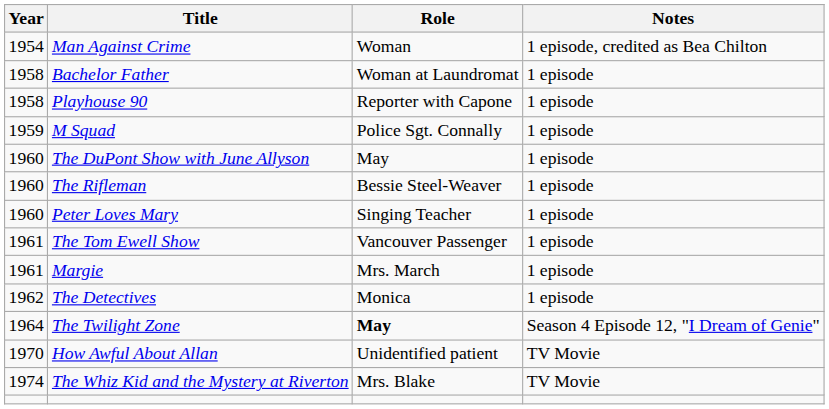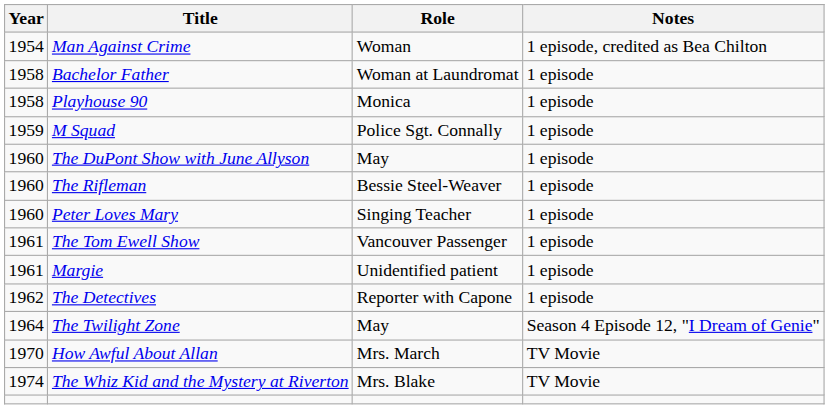(434, 102) Reporter with Capone -> (384, 102) Monica
(398, 269) Mrs. March -> (427, 269) Unidentified patient
(384, 297) Monica -> (434, 297) Reporter with Capone
(374, 325) bold -> (373, 325) normal
(427, 353) Unidentified patient -> (398, 353) Mrs. March
